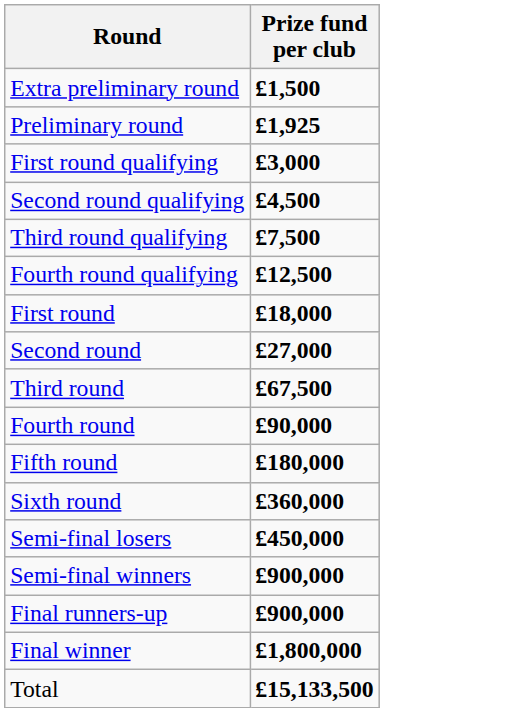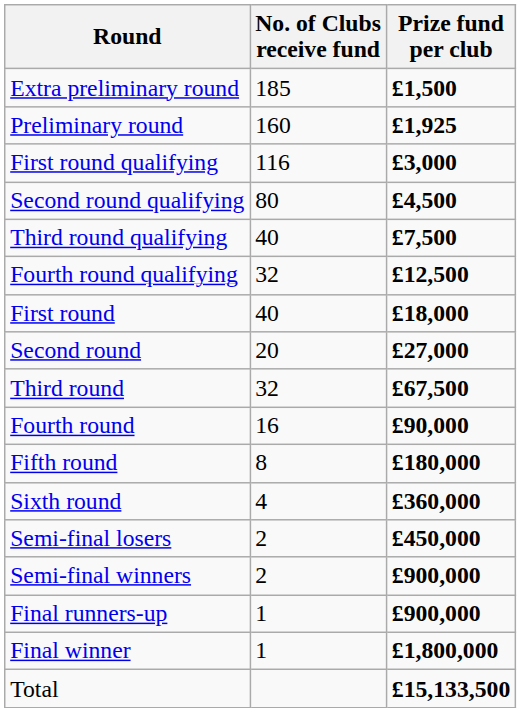+ column: (318, 36)
